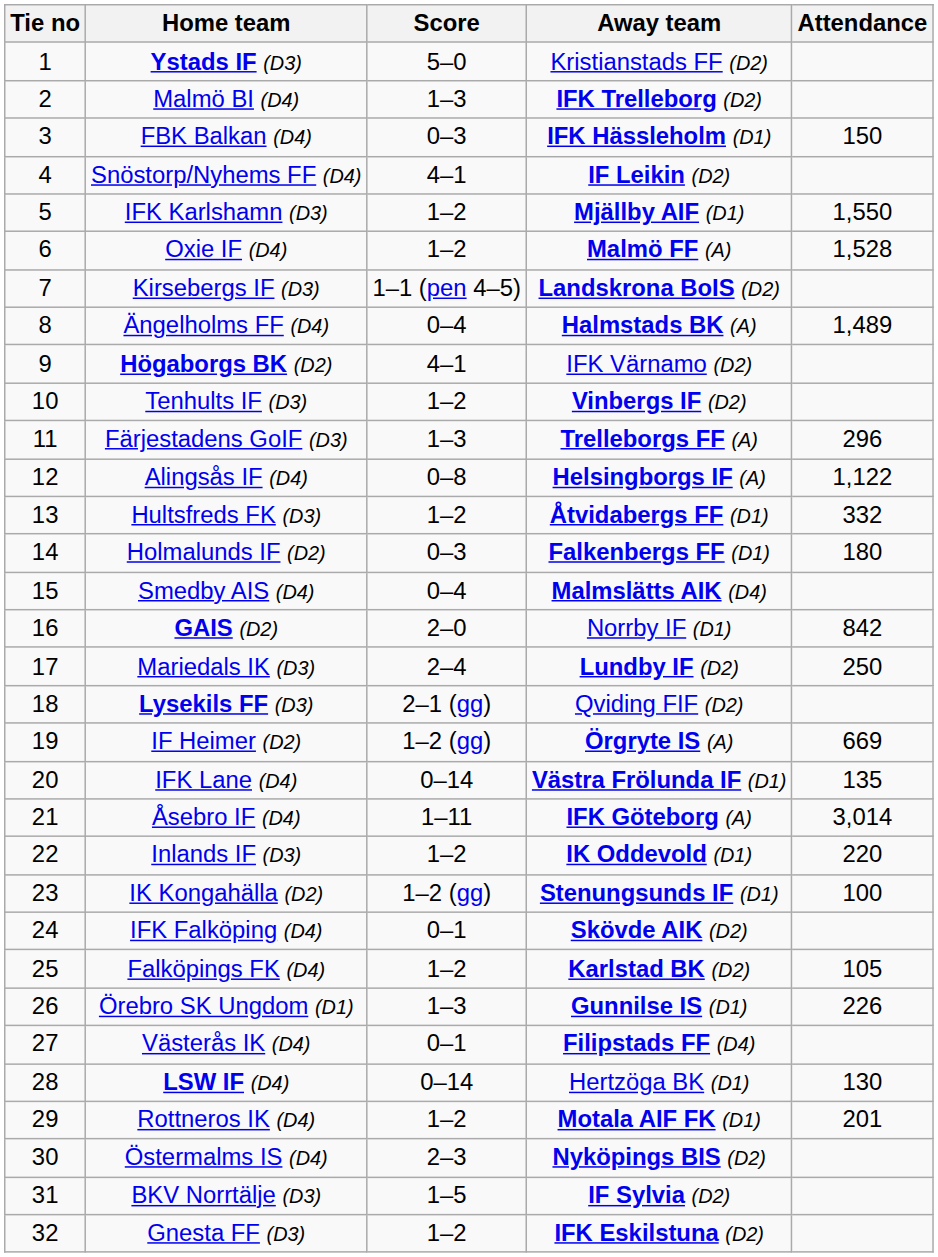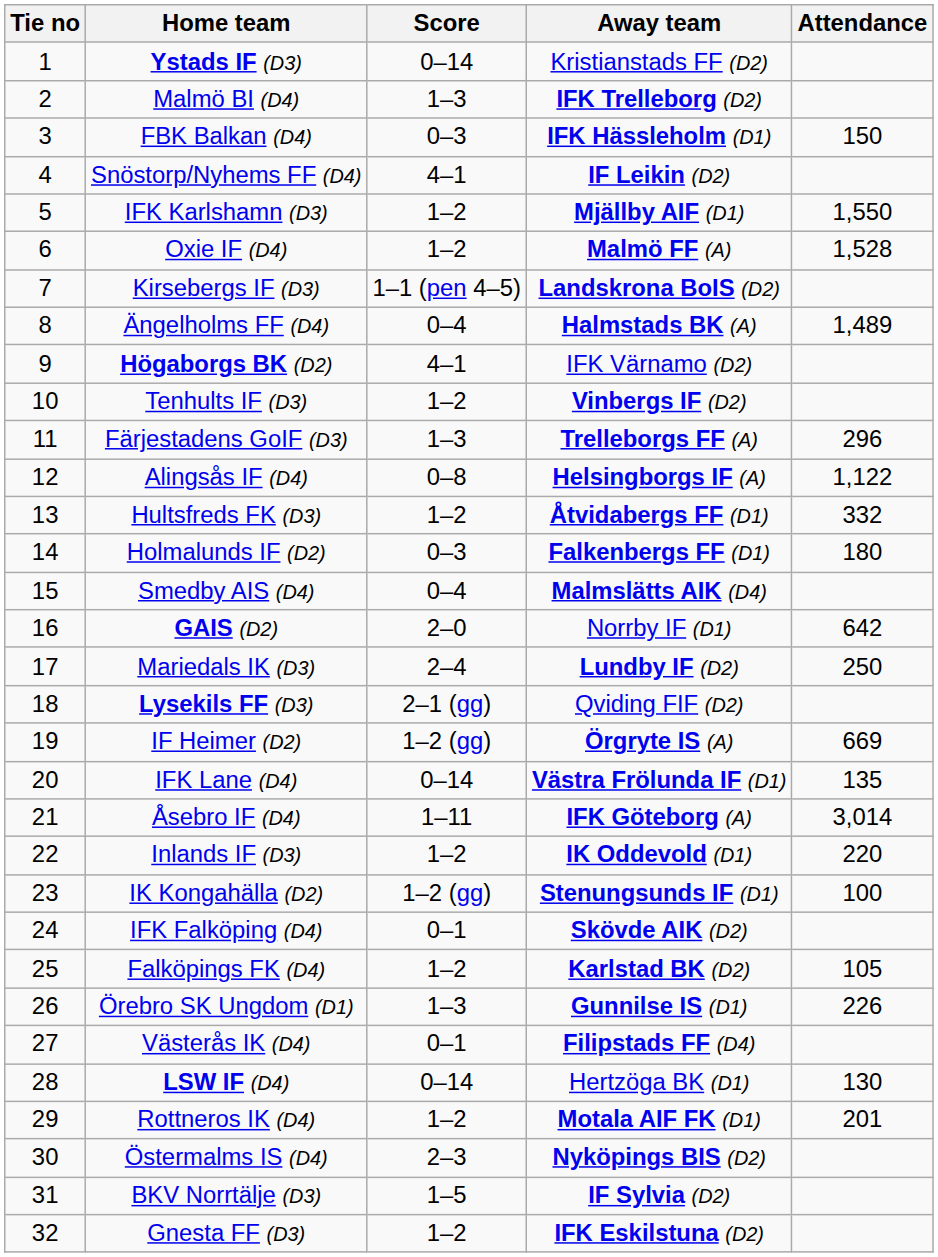(447, 61) 5–0 -> (447, 61) 0–14
(862, 628) 842 -> (862, 628) 642
